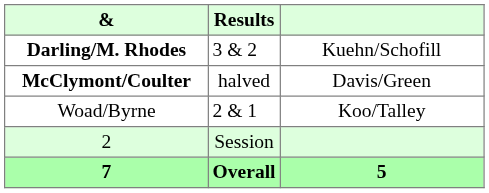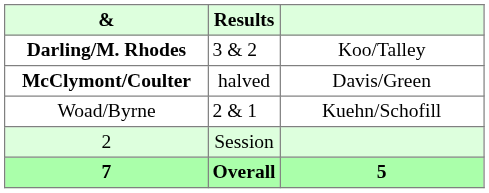(382, 50) Kuehn/Schofill -> (382, 50) Koo/Talley
(382, 111) Koo/Talley -> (382, 111) Kuehn/Schofill
